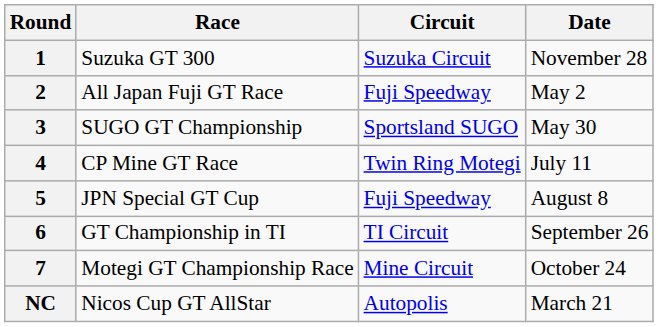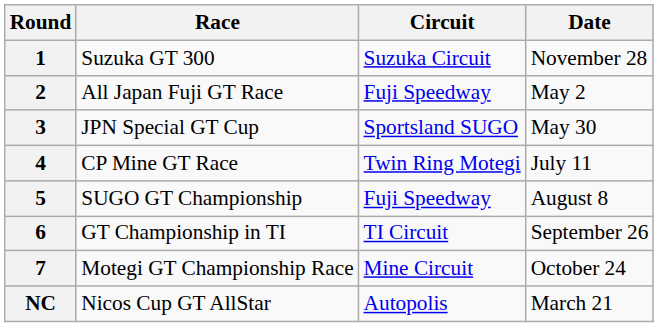(192, 127) SUGO GT Championship -> (170, 127) JPN Special GT Cup
(170, 198) JPN Special GT Cup -> (192, 198) SUGO GT Championship
